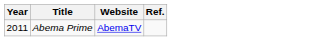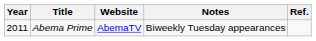+ column: (216, 12)
